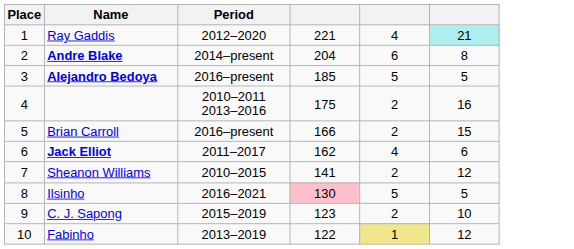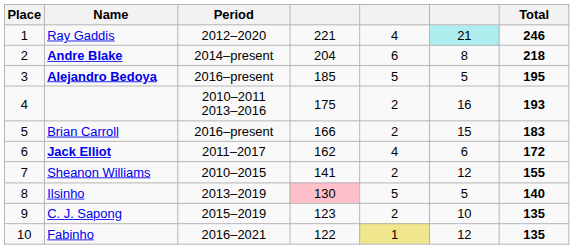+ column: (534, 15)
(234, 193) 2016–2021 -> (234, 193) 2013–2019
(234, 234) 2013–2019 -> (234, 234) 2016–2021
